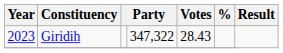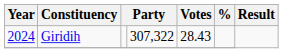(21, 36) 2023 -> (21, 36) 2024
(152, 36) 347,322 -> (152, 36) 307,322
